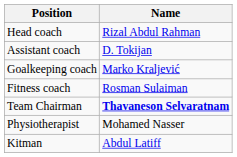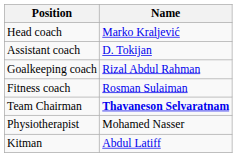(151, 32) Rizal Abdul Rahman -> (141, 32) Marko Kraljević
(141, 69) Marko Kraljević -> (151, 69) Rizal Abdul Rahman
